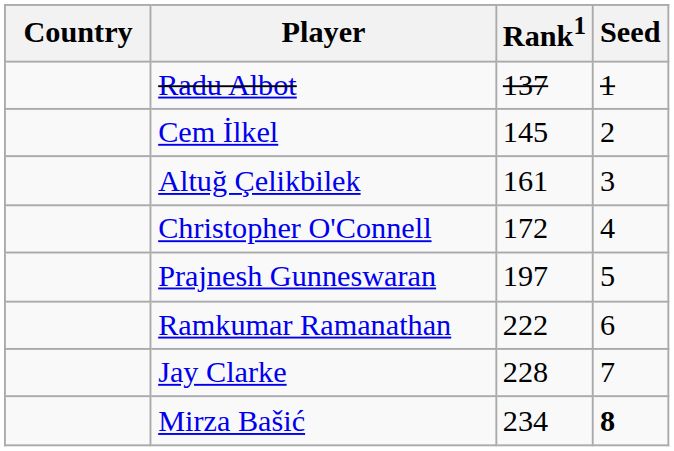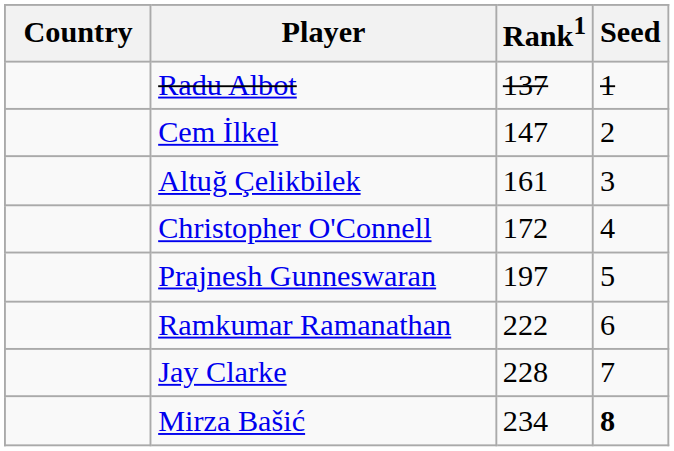(526, 132) 145 -> (526, 132) 147
